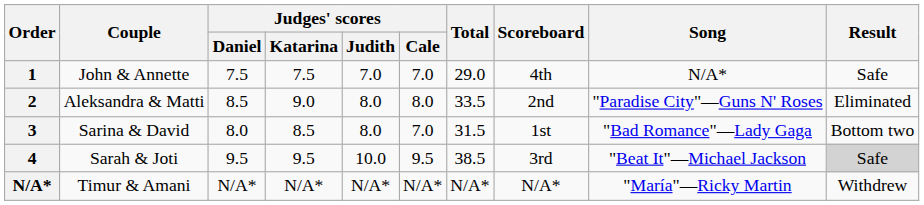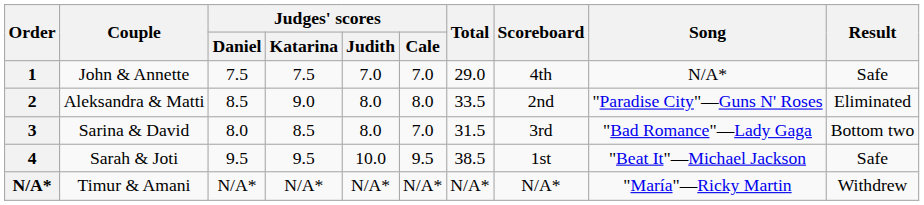(541, 130) 1st -> (541, 130) 3rd
(541, 158) 3rd -> (541, 158) 1st
(873, 158) lightgrey background -> (873, 158) no background
